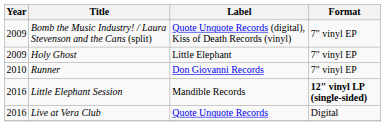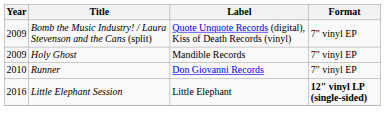(202, 54) Little Elephant -> (209, 54) Mandible Records
(209, 92) Mandible Records -> (202, 92) Little Elephant
- row: (66, 113)
